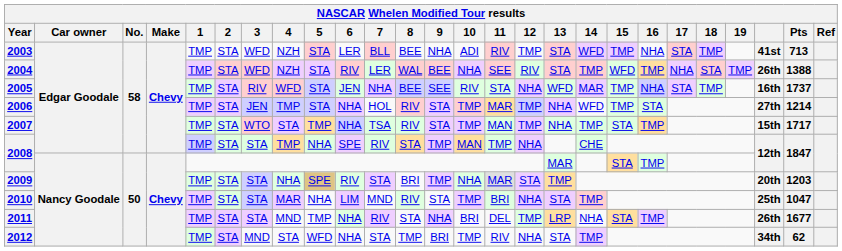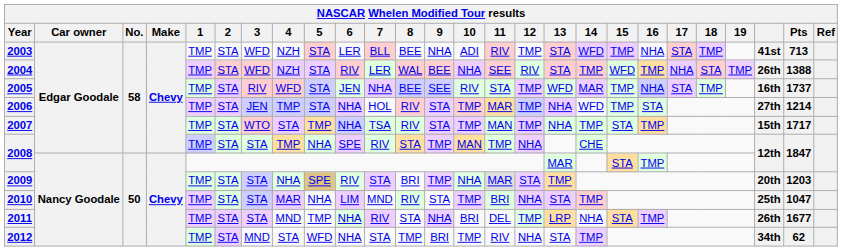(530, 88) NHA -> (530, 88) TMP
